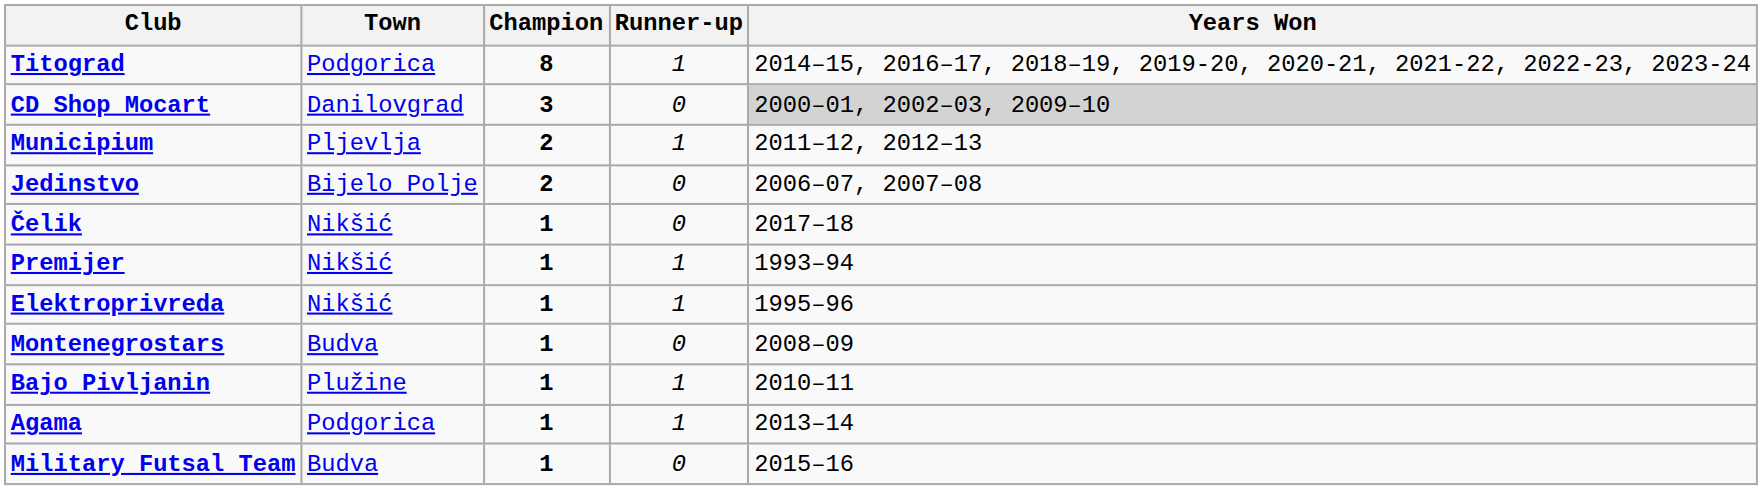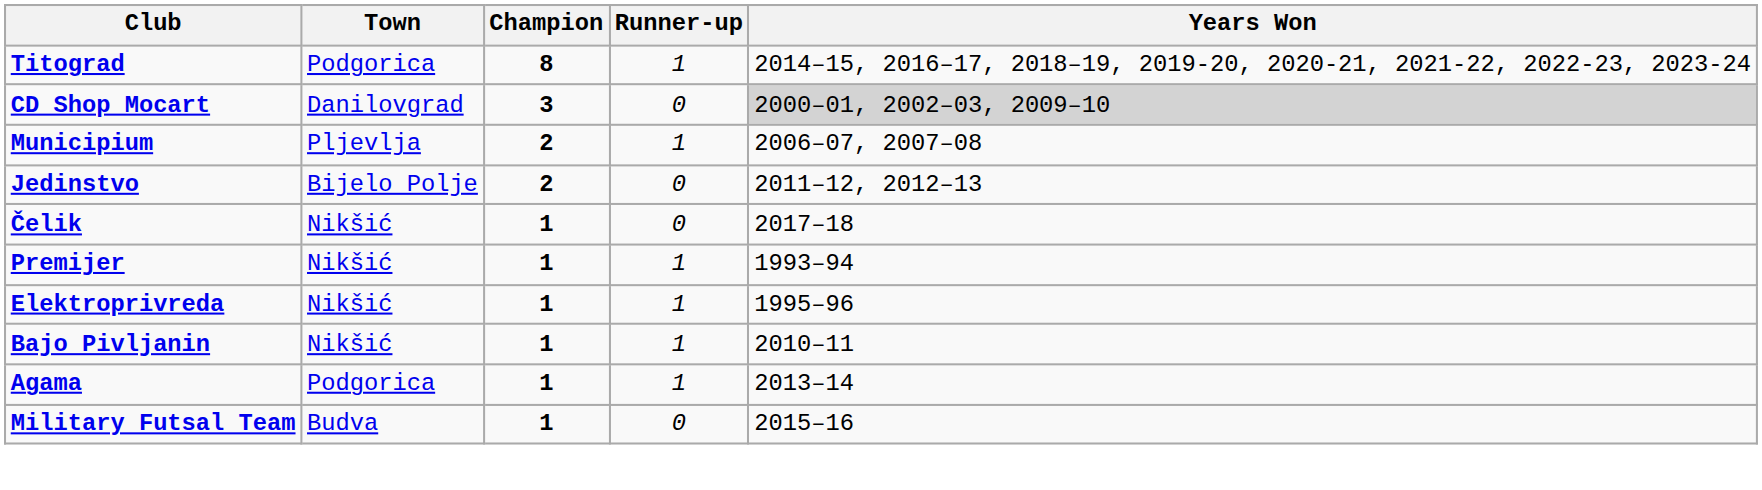(868, 144) 2011–12, 2012–13 -> (868, 144) 2006–07, 2007–08
(868, 184) 2006–07, 2007–08 -> (868, 184) 2011–12, 2012–13
- row: (118, 344)
(357, 384) Plužine -> (350, 344) Nikšić
